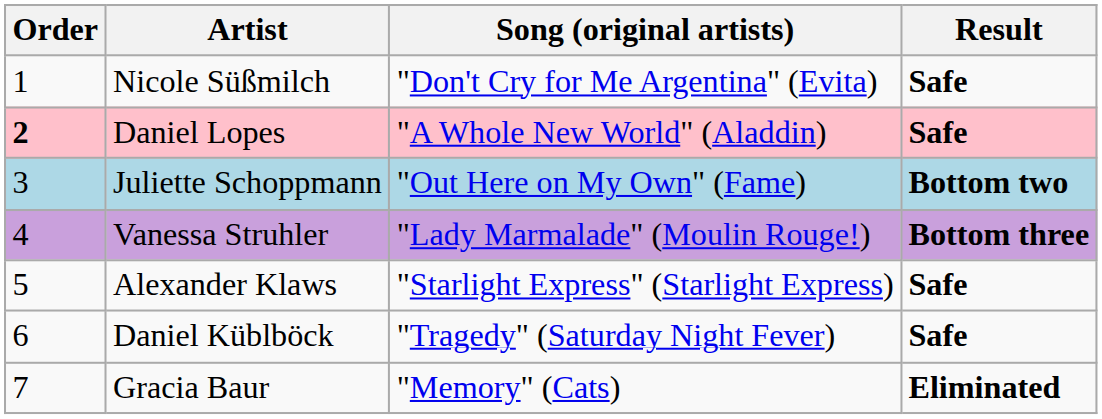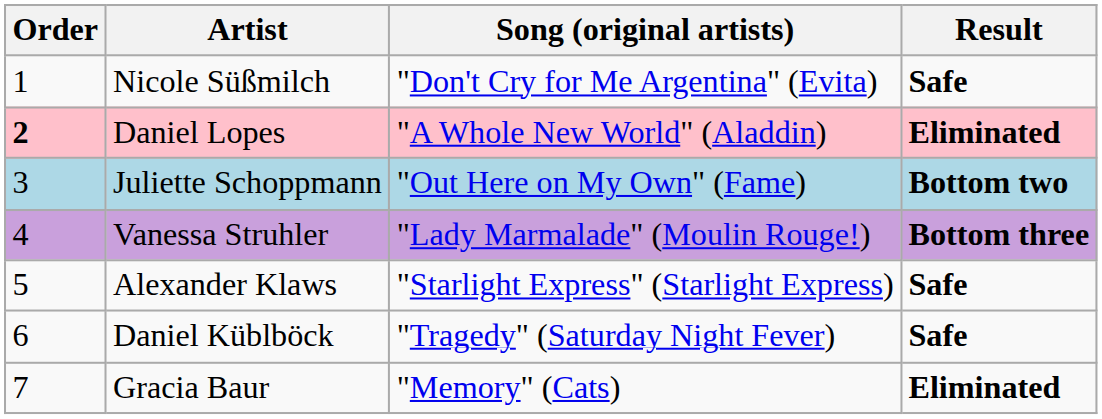(938, 132) Safe -> (984, 132) Eliminated
